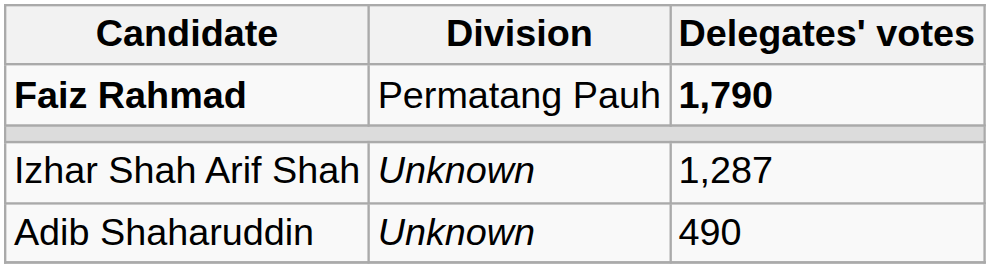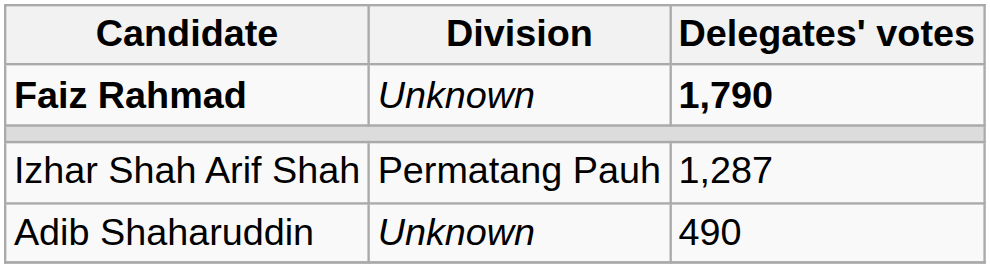(519, 94) Permatang Pauh -> (456, 94) Unknown
(456, 171) Unknown -> (519, 171) Permatang Pauh
